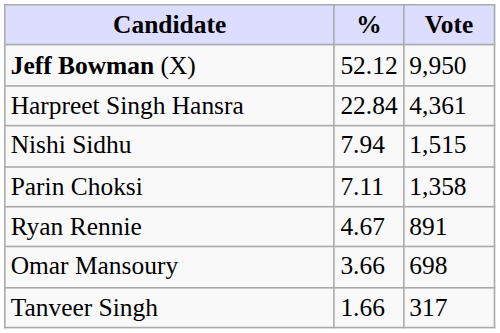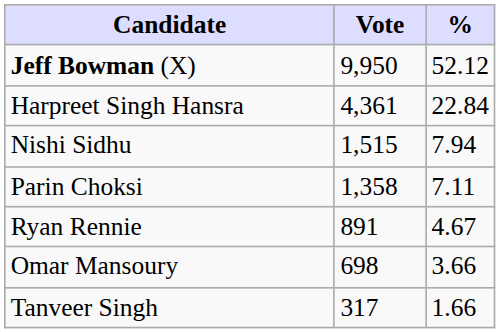columns swapped: (449, 24) <-> (369, 24)
